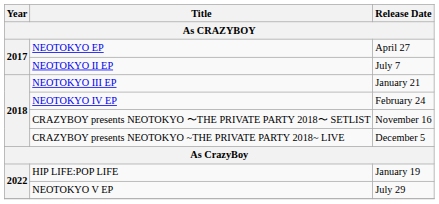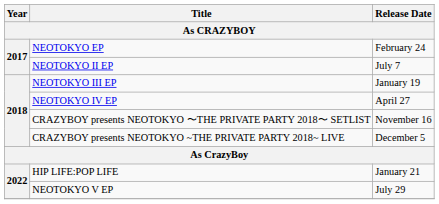(393, 48) April 27 -> (400, 48) February 24
(398, 83) January 21 -> (398, 83) January 19
(400, 100) February 24 -> (393, 100) April 27
(398, 172) January 19 -> (398, 172) January 21
